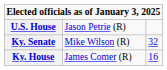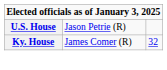- row: (33, 42)
(153, 57) 16 -> (153, 42) 32
